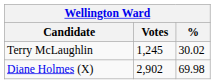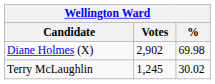rows swapped: (50, 69) <-> (50, 50)
